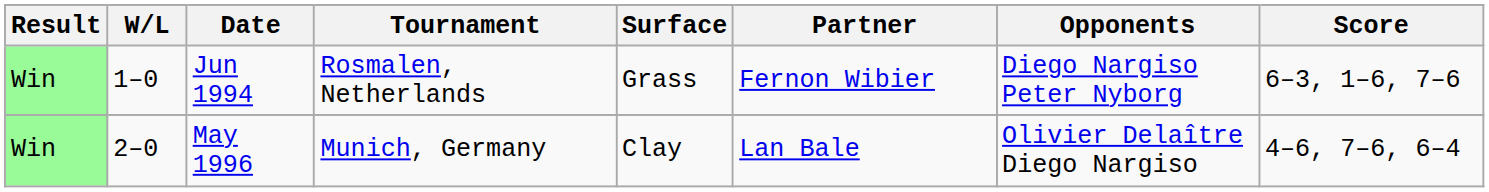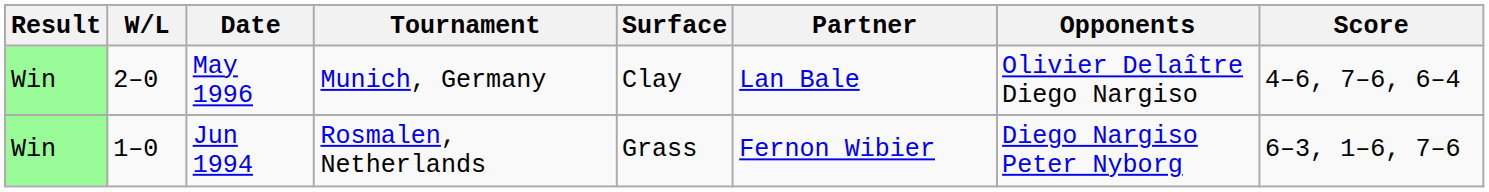rows swapped: (223, 81) <-> (223, 151)
